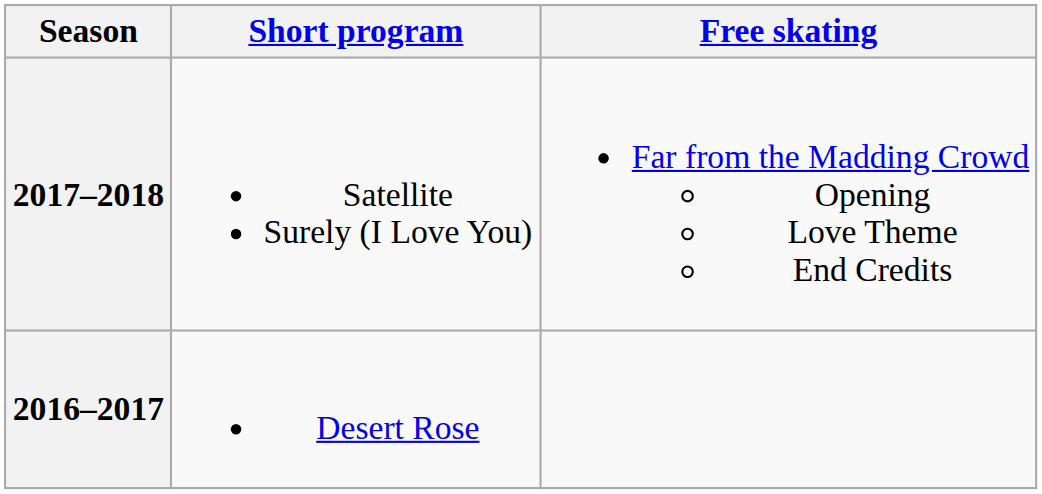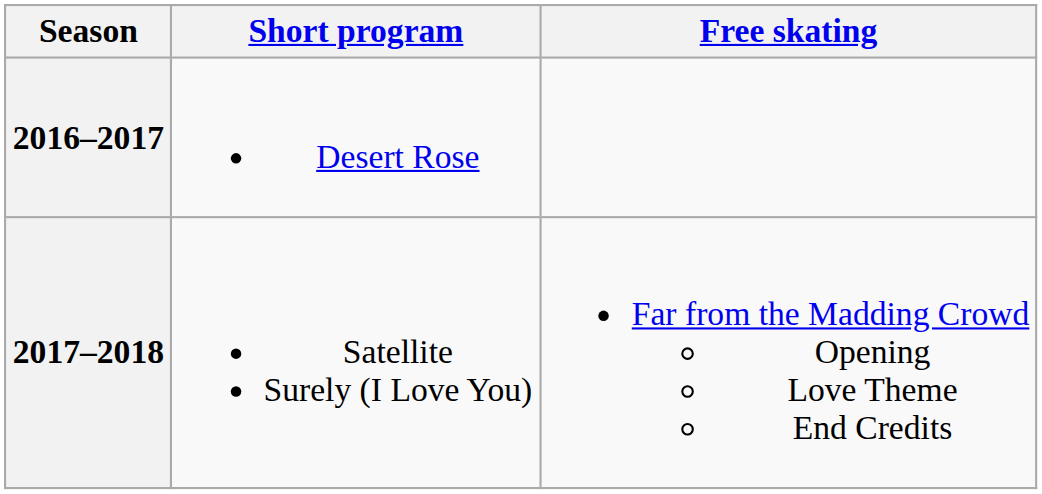rows swapped: (88, 193) <-> (88, 408)
